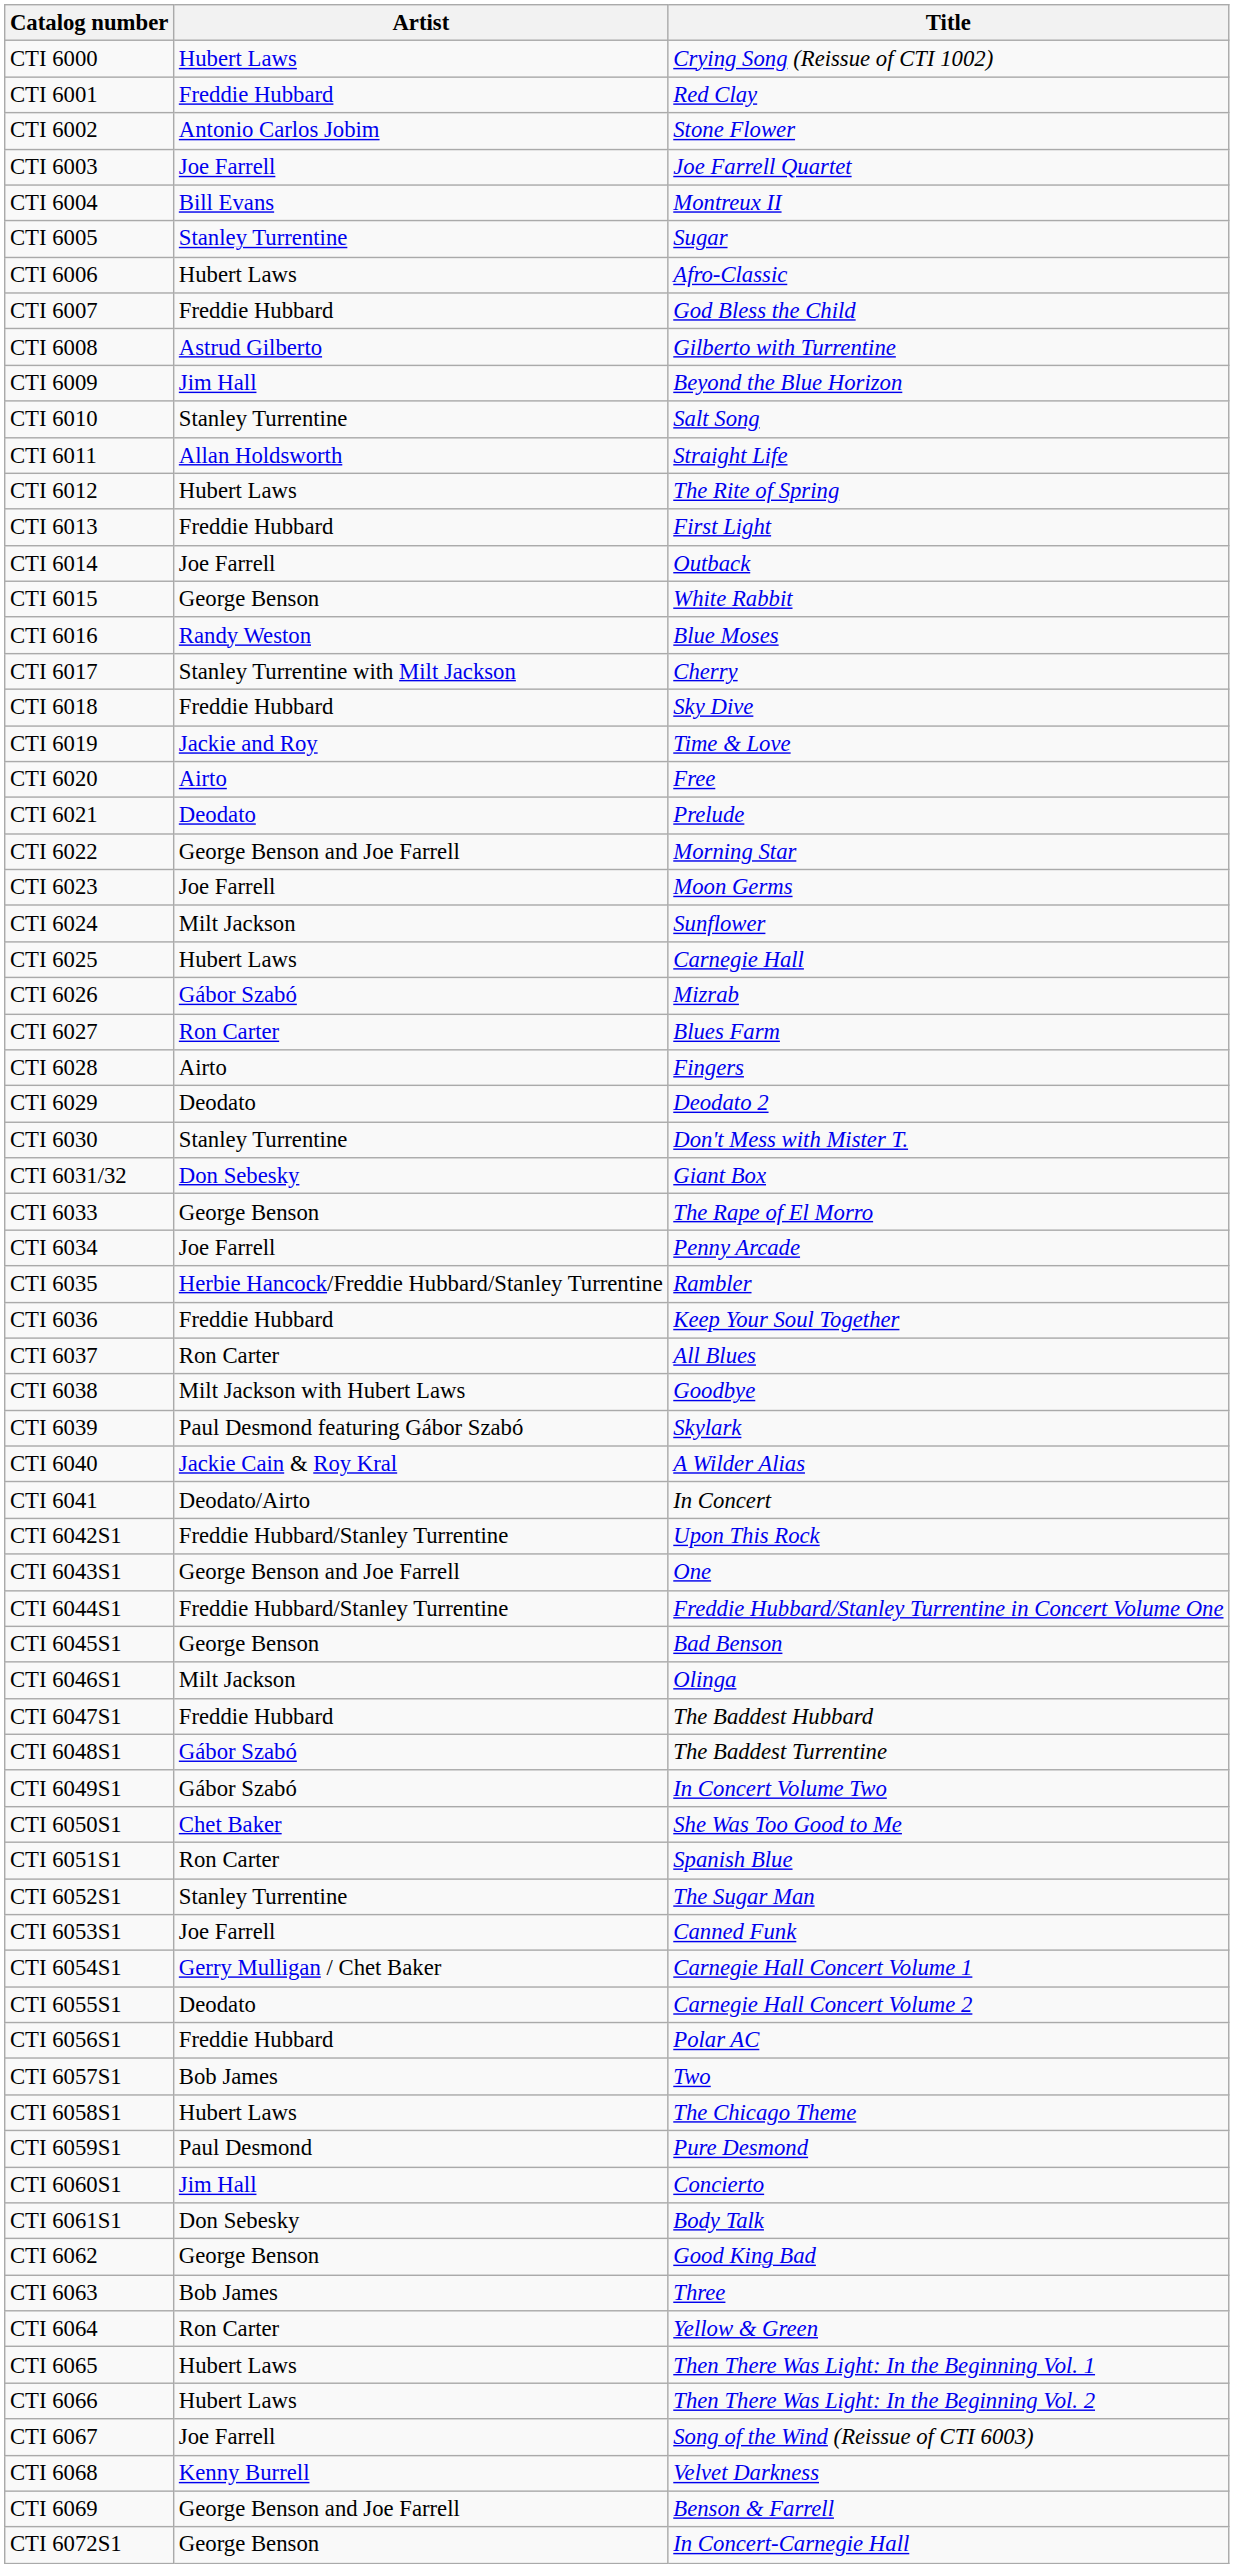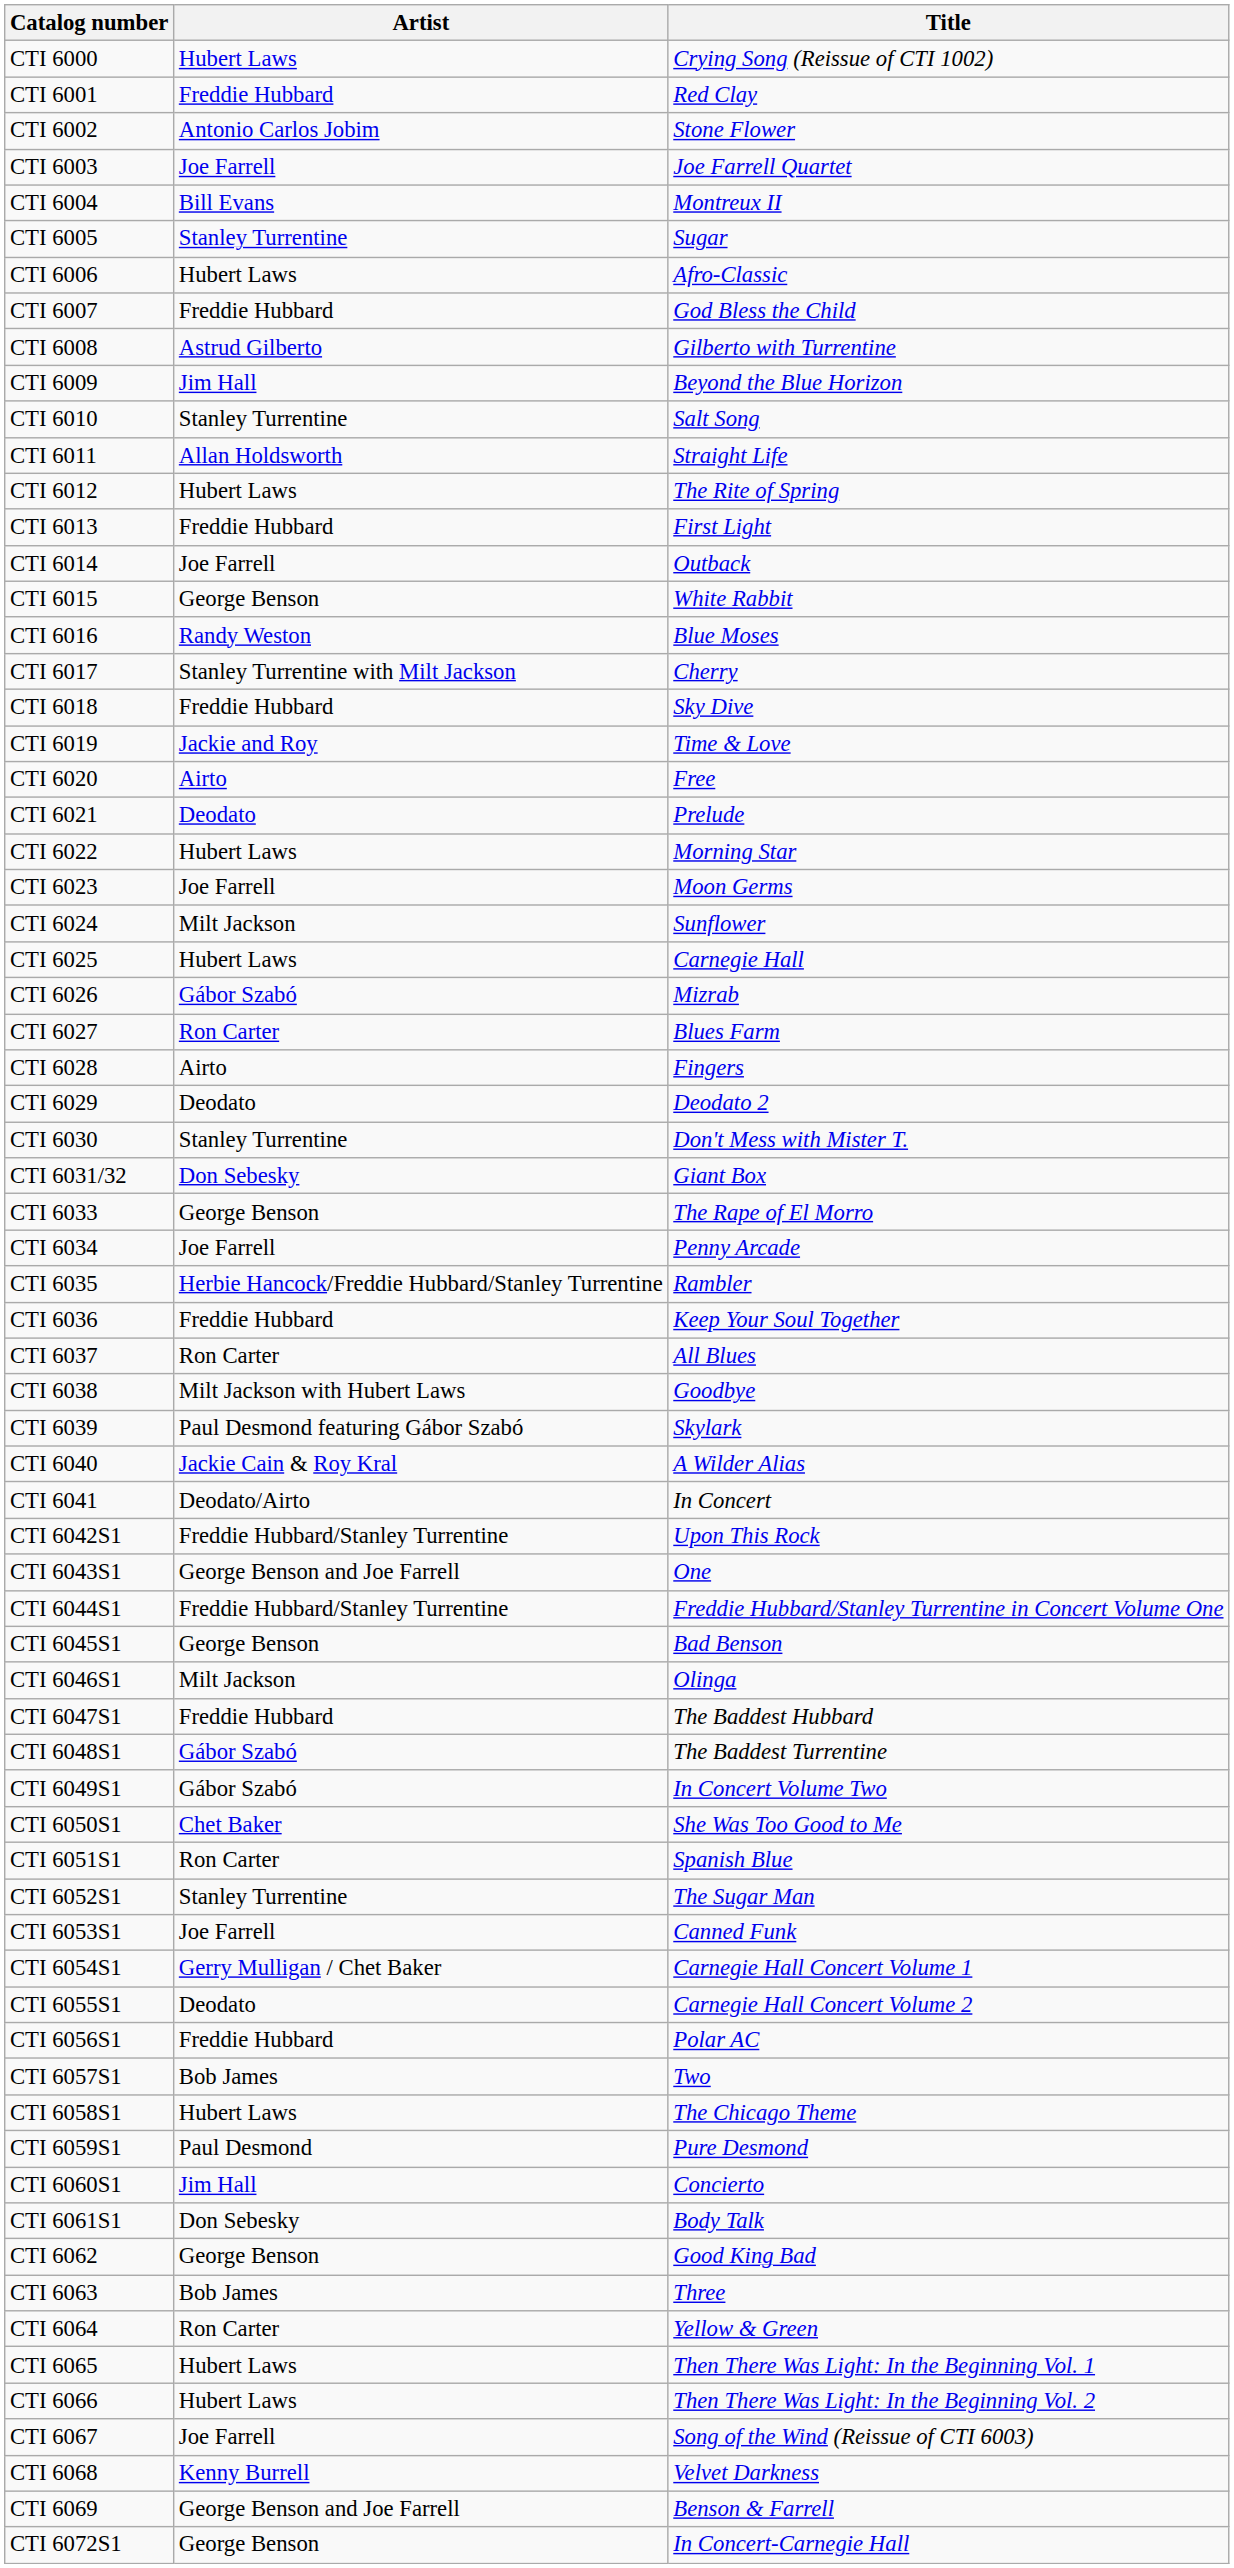(319, 851) George Benson and Joe Farrell -> (238, 851) Hubert Laws
